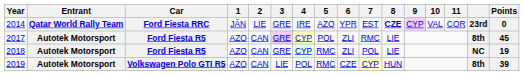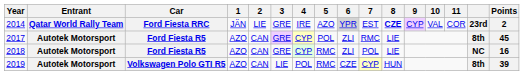(348, 24) no background -> (348, 24) lightgrey background
(504, 24) 0 -> (504, 24) 2
(504, 50) 19 -> (504, 50) 16
